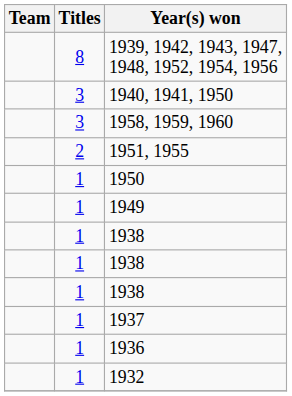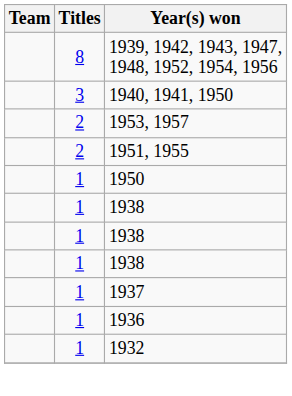- row: (80, 123)
+ row: (80, 123)
- row: (80, 207)
